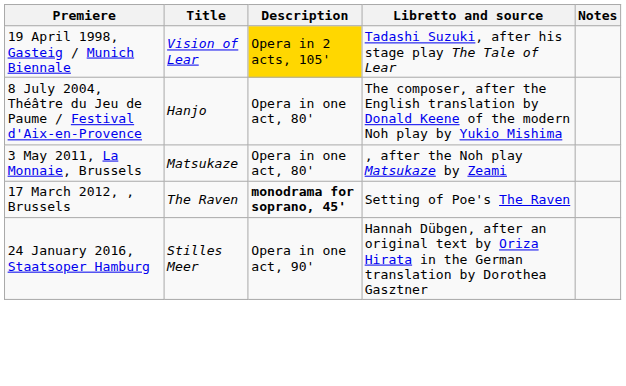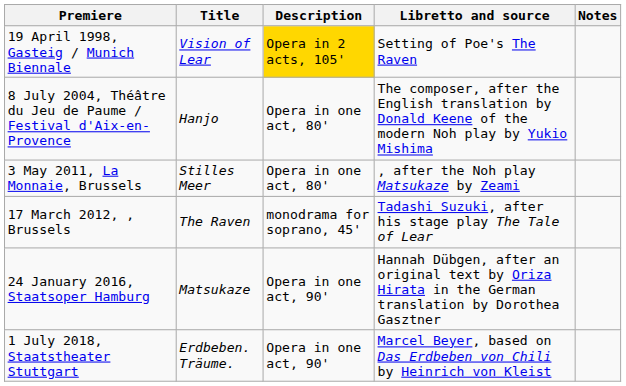(463, 52) Tadashi Suzuki, after his stage play The Tale of Lear -> (457, 52) Setting of Poe's The Raven
(203, 163) Matsukaze -> (207, 178) Stilles Meer
(303, 199) bold -> (318, 222) normal
(467, 199) Setting of Poe's The Raven -> (468, 222) Tadashi Suzuki, after his stage play The Tale of Lear
(195, 259) Stilles Meer -> (215, 289) Matsukaze
+ row: (59, 356)
